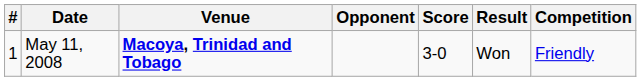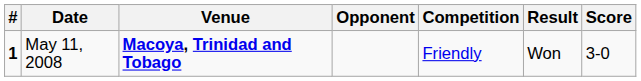columns swapped: (446, 17) <-> (583, 17)
(13, 53) normal -> (13, 53) bold
